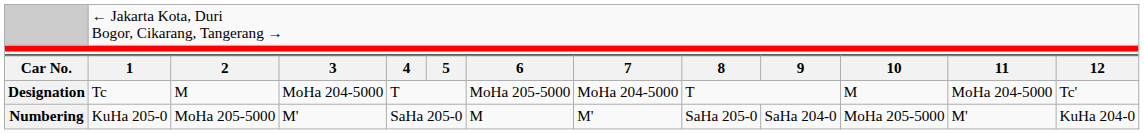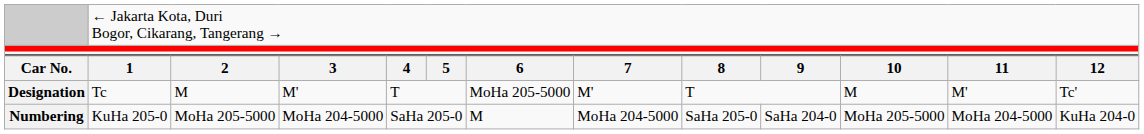(333, 92) MoHa 204-5000 -> (290, 92) M'
(628, 92) MoHa 204-5000 -> (585, 92) M'
(1002, 92) MoHa 204-5000 -> (960, 92) M'
(290, 116) M' -> (333, 116) MoHa 204-5000
(585, 116) M' -> (628, 116) MoHa 204-5000
(960, 116) M' -> (1002, 116) MoHa 204-5000
